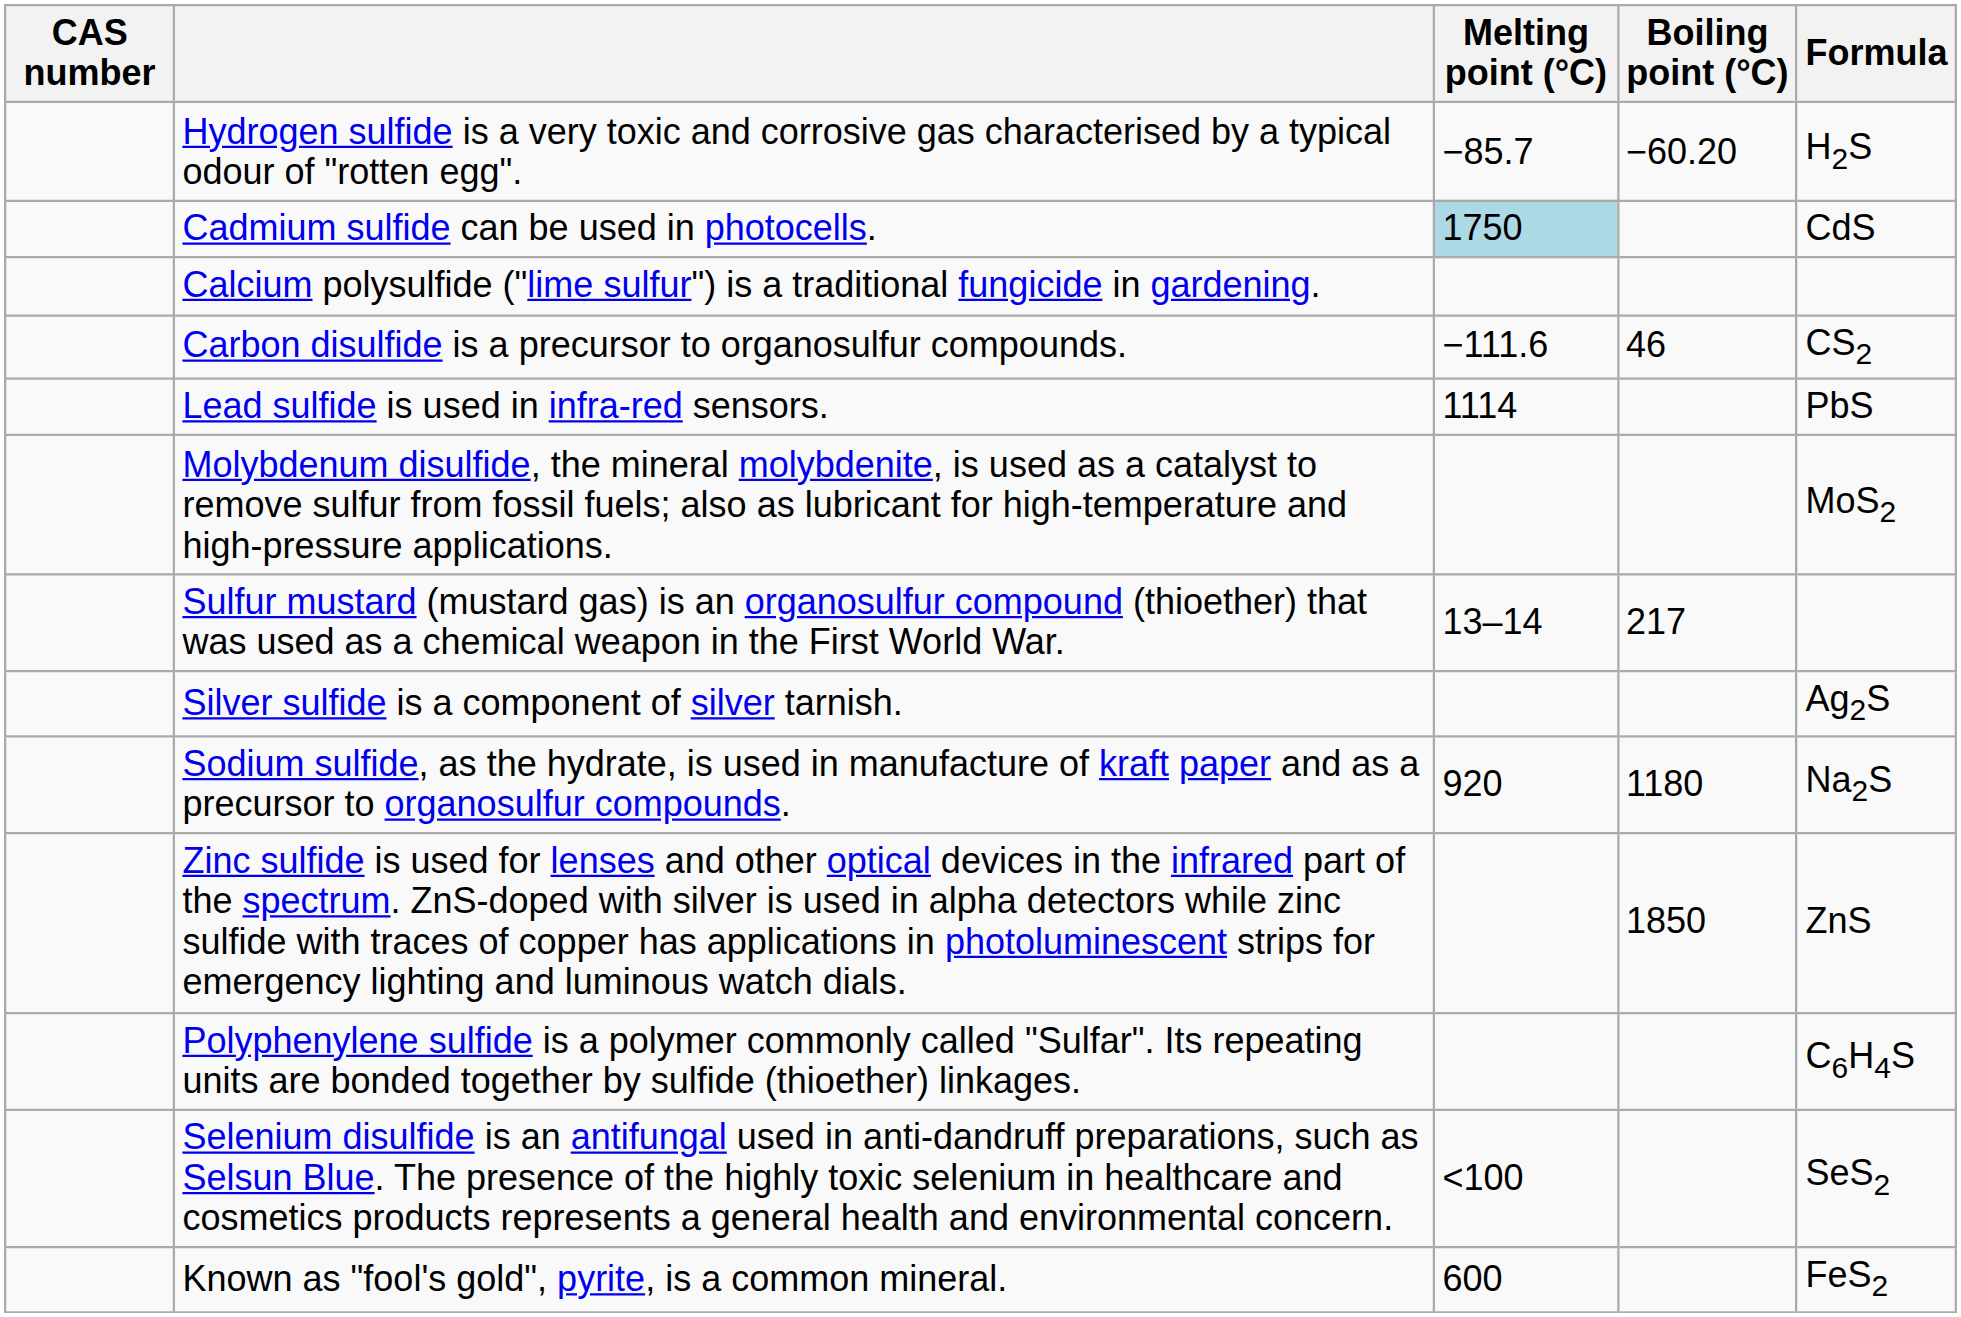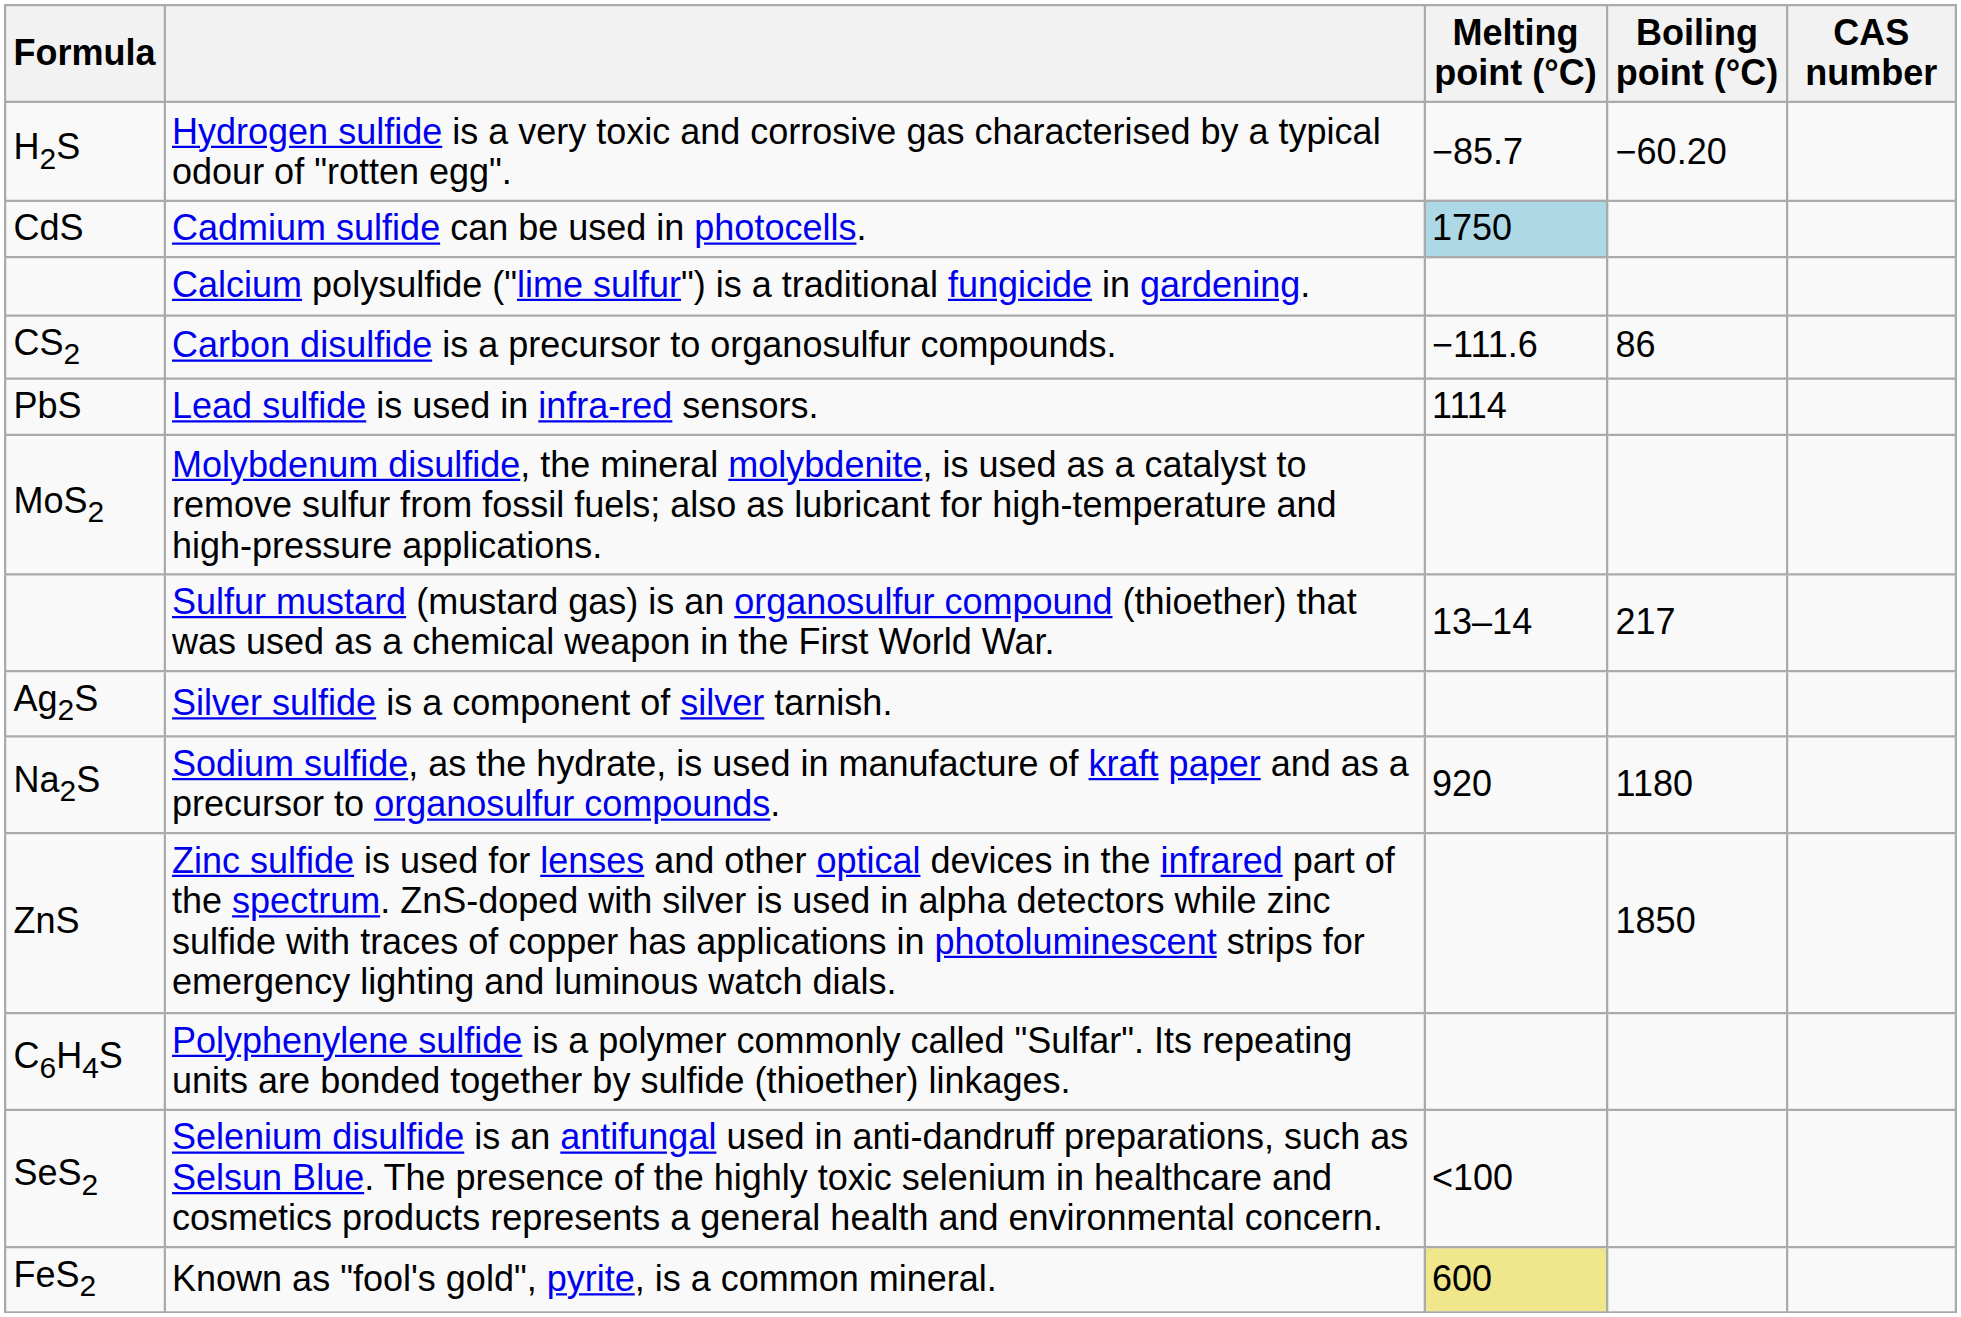columns swapped: (1877, 53) <-> (90, 53)
(1646, 346) 46 -> (1636, 346) 86
(1472, 1279) no background -> (1462, 1279) khaki background
